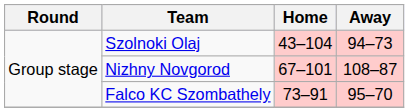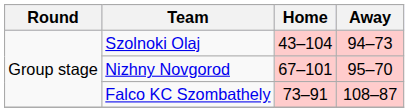(370, 69) 108–87 -> (370, 69) 95–70
(370, 95) 95–70 -> (370, 95) 108–87
